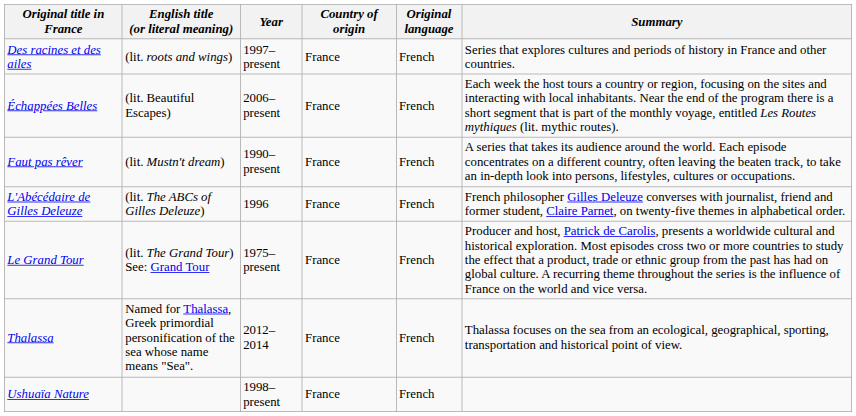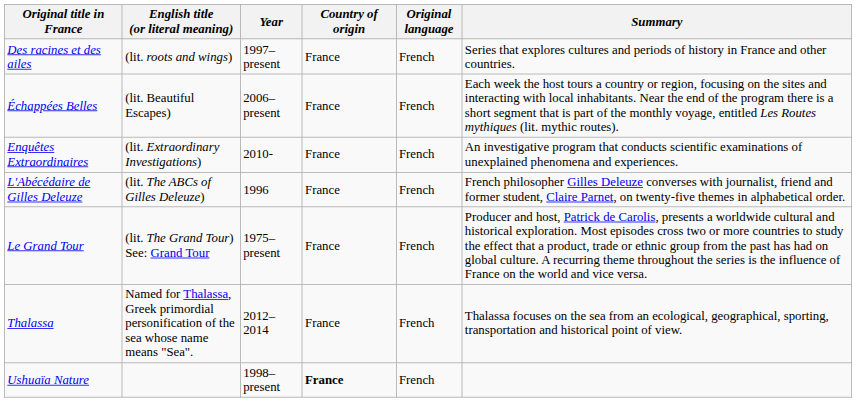+ row: (48, 154)
- row: (45, 161)
(322, 394) normal -> (324, 379) bold
